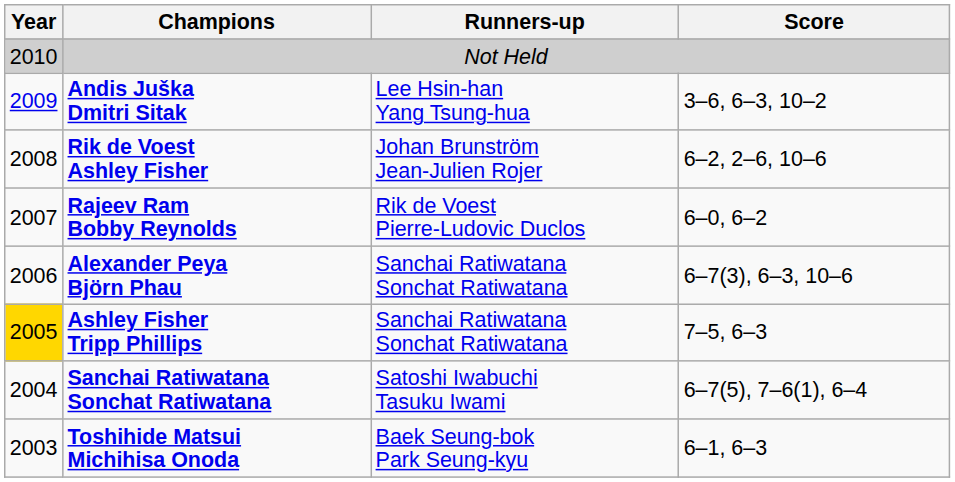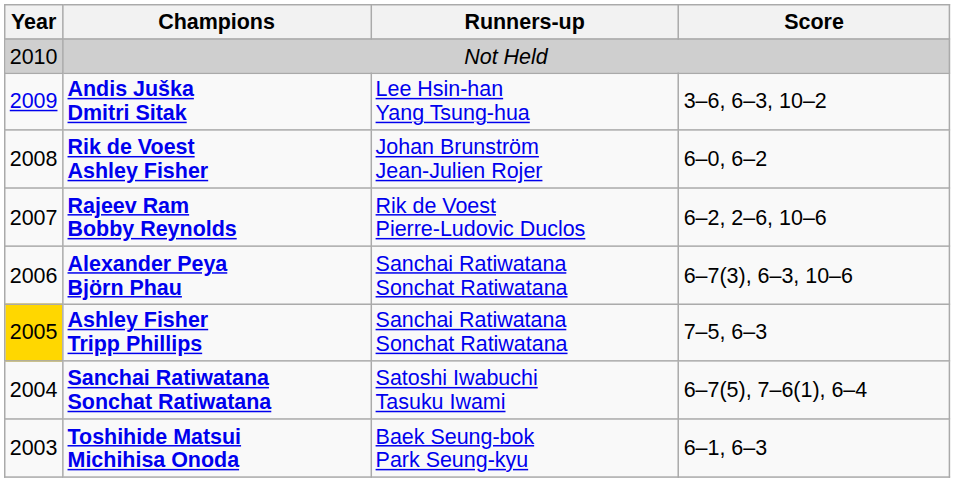(755, 160) 6–2, 2–6, 10–6 -> (725, 160) 6–0, 6–2
(725, 217) 6–0, 6–2 -> (755, 217) 6–2, 2–6, 10–6
